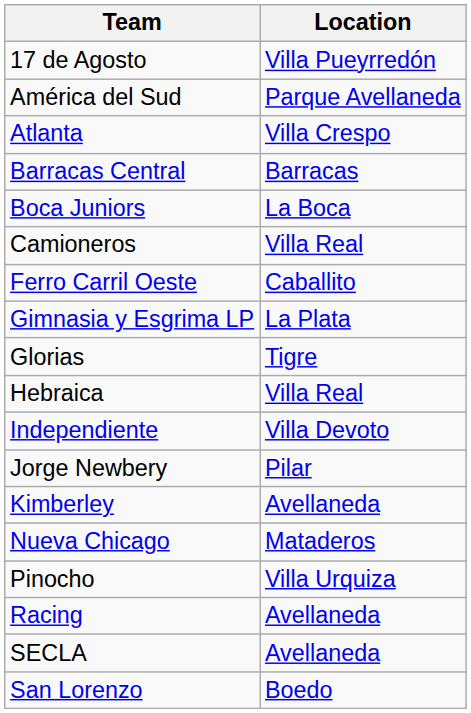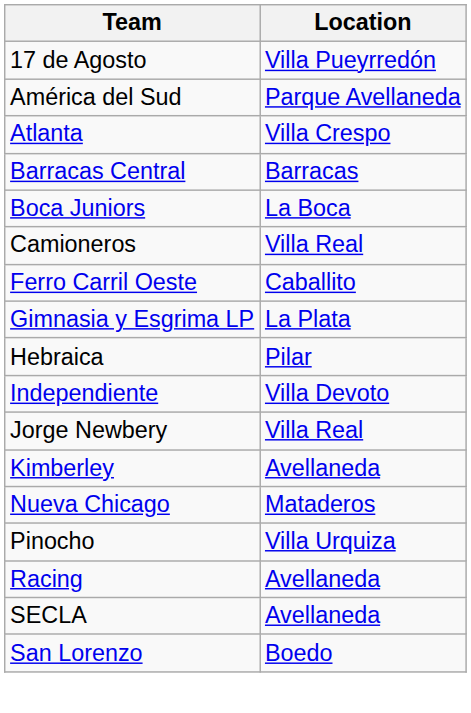- row: (47, 356)
(314, 393) Villa Real -> (288, 356) Pilar
(288, 467) Pilar -> (314, 430) Villa Real
